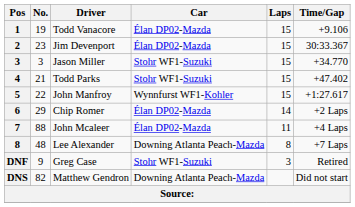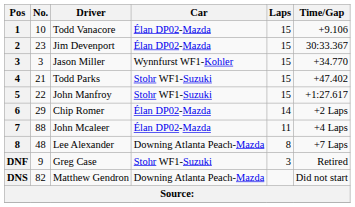(41, 29) 19 -> (41, 29) 10
(173, 62) Stohr WF1-Suzuki -> (183, 62) Wynnfurst WF1-Kohler
(183, 95) Wynnfurst WF1-Kohler -> (173, 95) Stohr WF1-Suzuki
